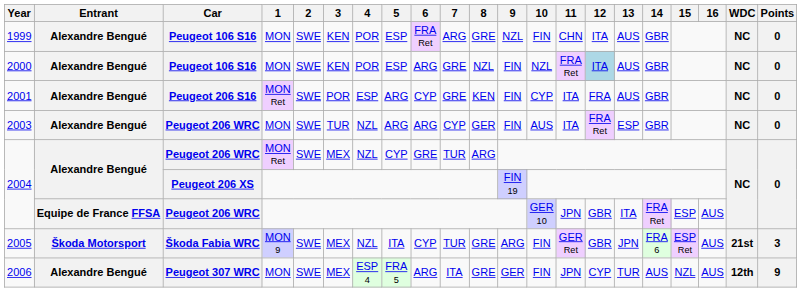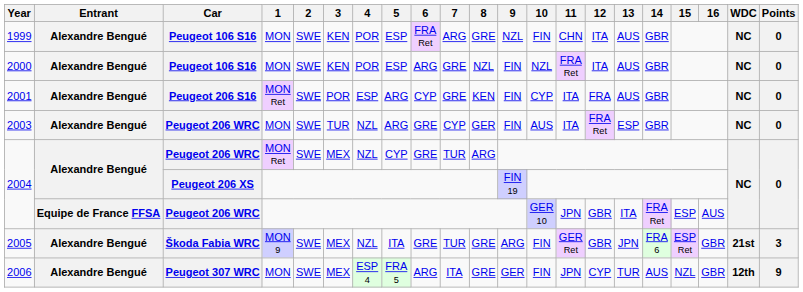(600, 66) lightblue background -> (600, 66) no background
(425, 125) ARG -> (425, 125) GRE
(99, 243) Škoda Motorsport -> (99, 243) Alexandre Bengué
(425, 243) CYP -> (425, 243) GRE
(713, 243) AUS -> (713, 243) GBR
(713, 272) AUS -> (713, 272) GBR
